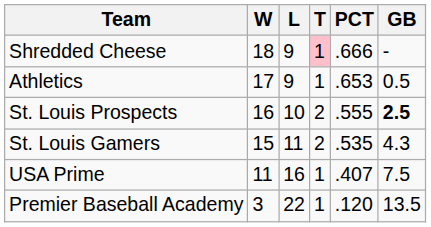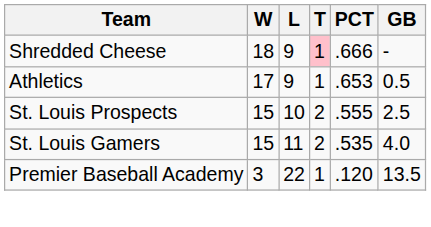(263, 112) 16 -> (263, 112) 15
(396, 112) bold -> (396, 112) normal
(396, 143) 4.3 -> (396, 143) 4.0
- row: (57, 174)
